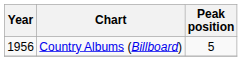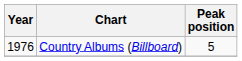(20, 46) 1956 -> (20, 46) 1976
